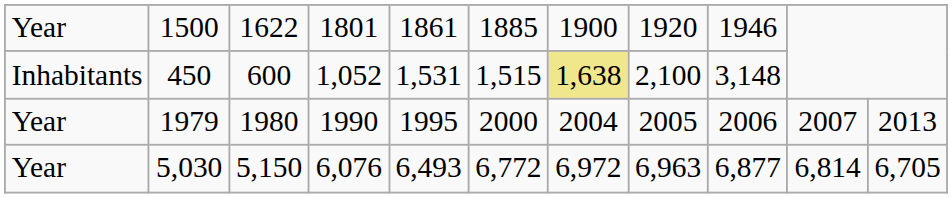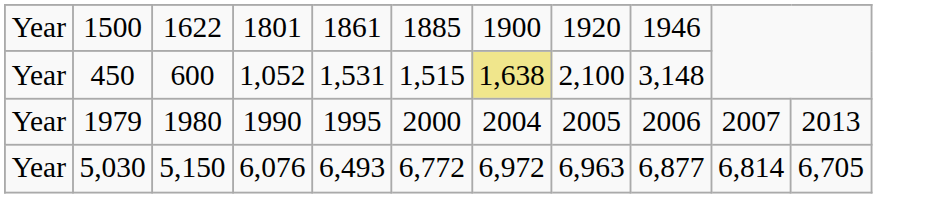(77, 74) Inhabitants -> (39, 74) Year
